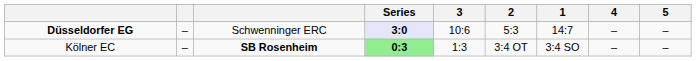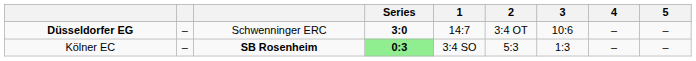columns swapped: (562, 13) <-> (459, 13)
(399, 30) lavender background -> (399, 30) no background
(511, 30) 5:3 -> (511, 30) 3:4 OT
(511, 47) 3:4 OT -> (511, 47) 5:3
